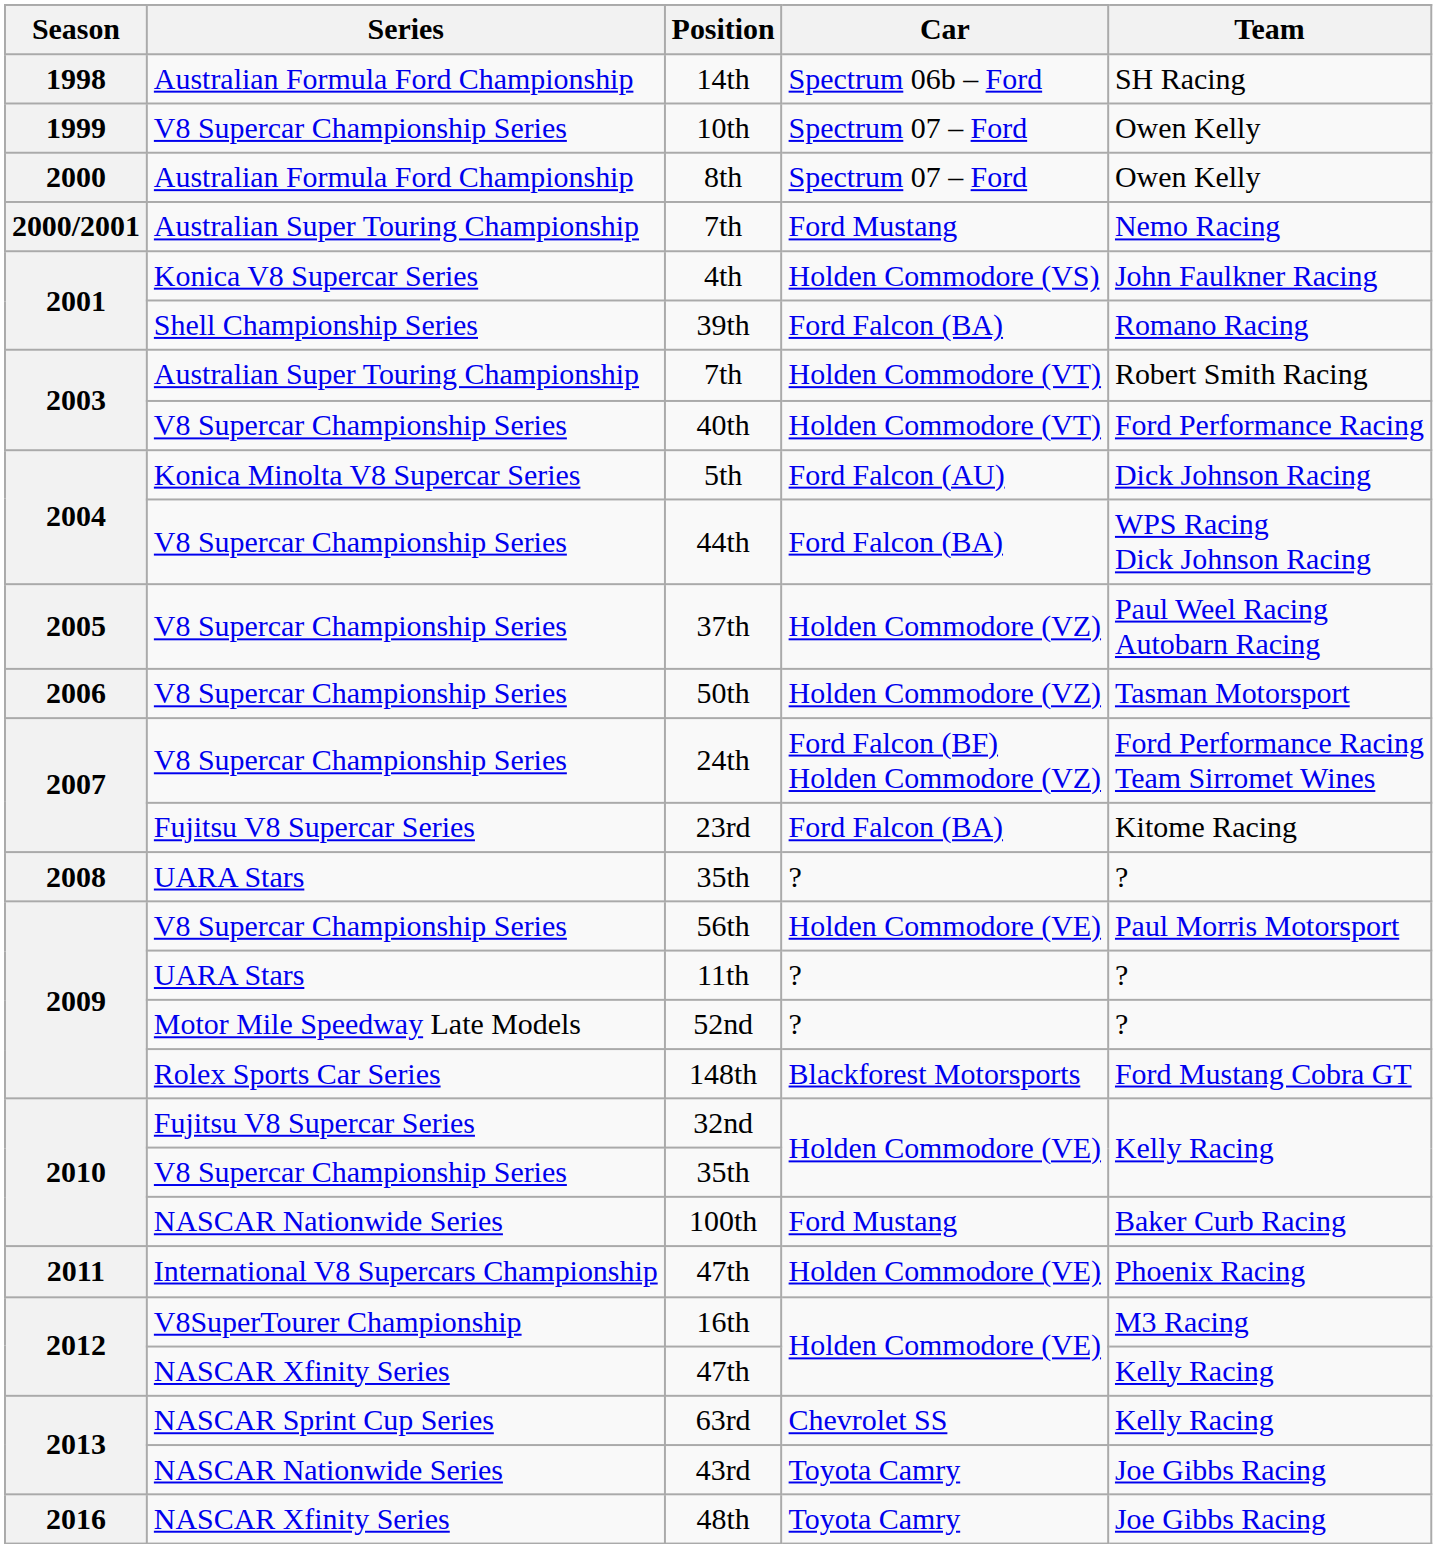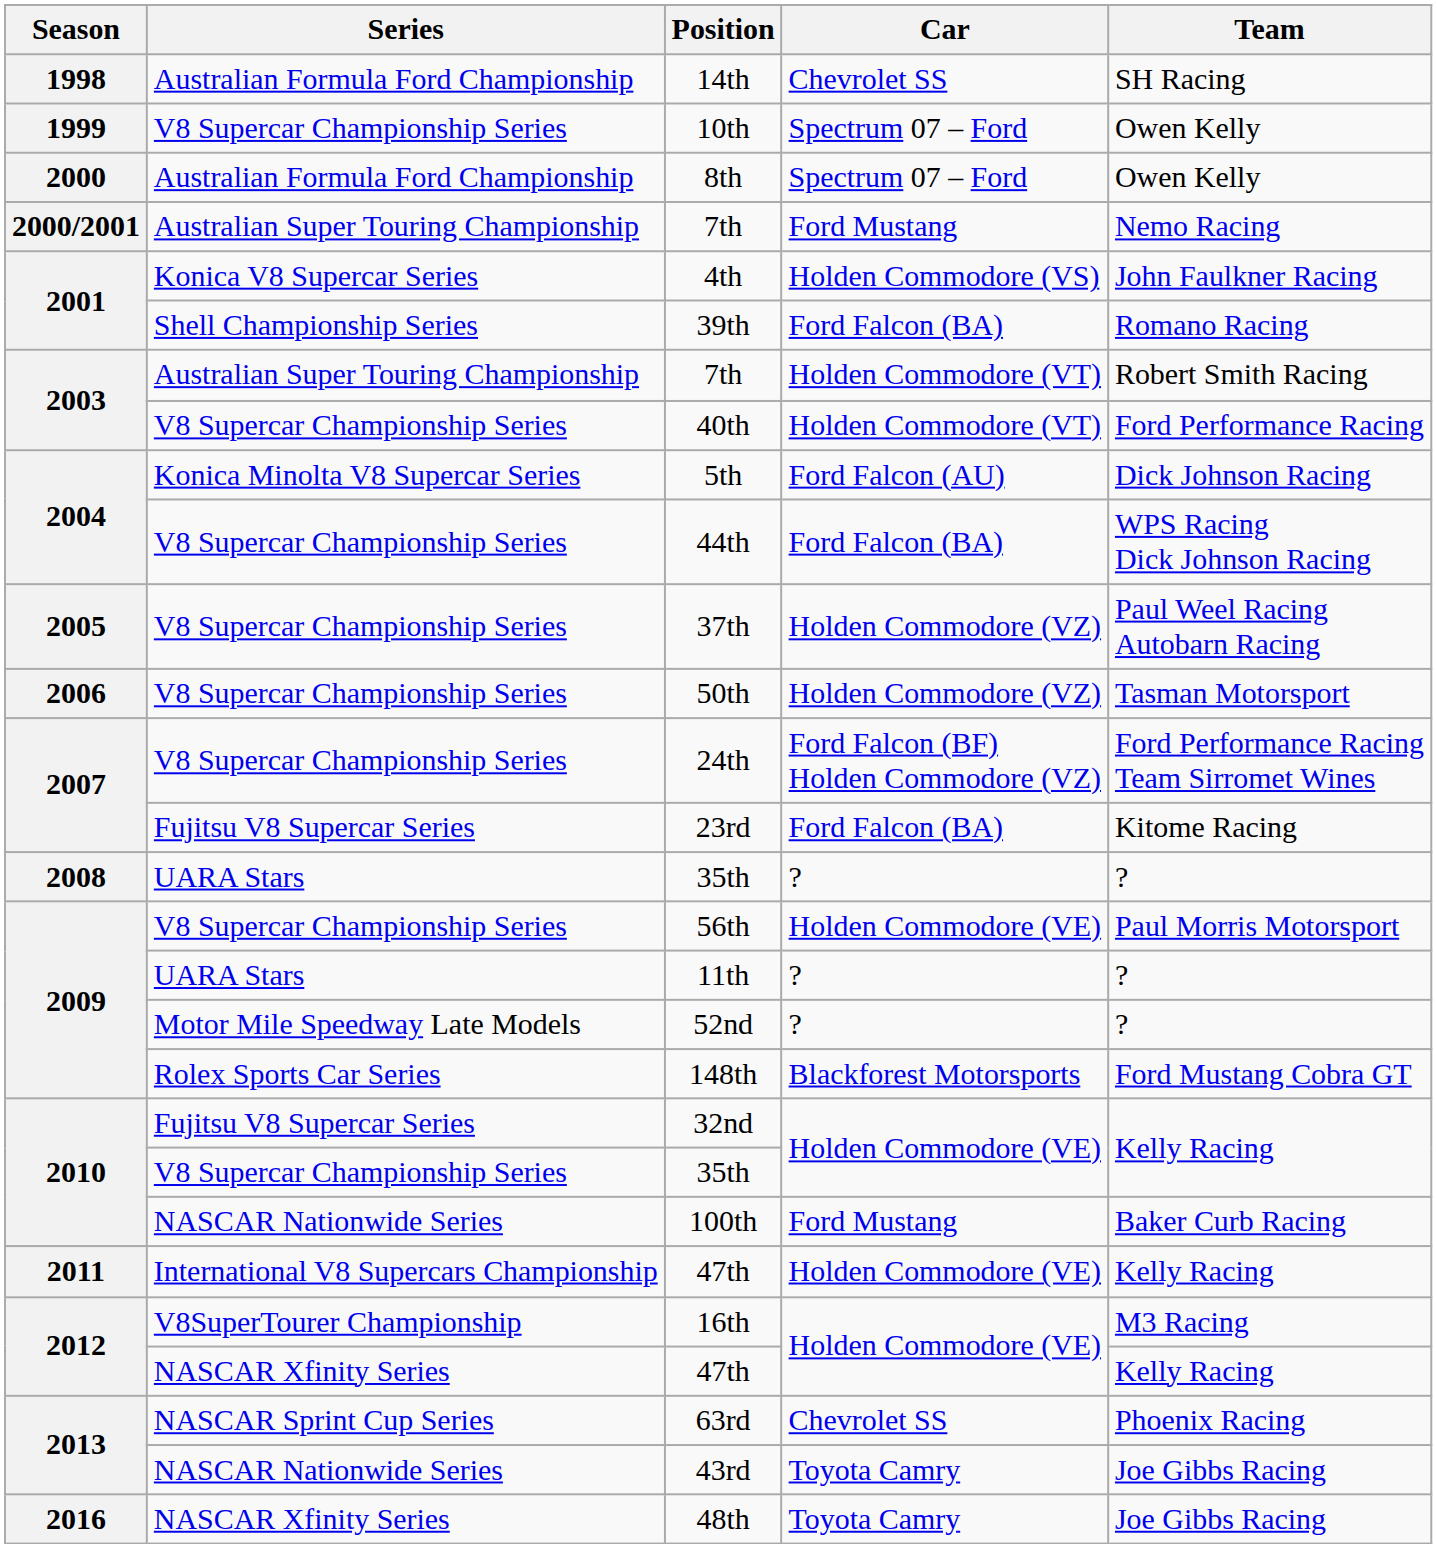(915, 78) Spectrum 06b – Ford -> (868, 78) Chevrolet SS
(1210, 1271) Phoenix Racing -> (1194, 1271) Kelly Racing
(1194, 1419) Kelly Racing -> (1210, 1419) Phoenix Racing
